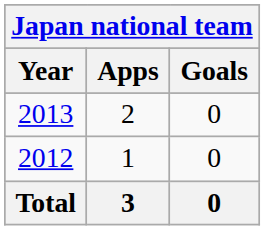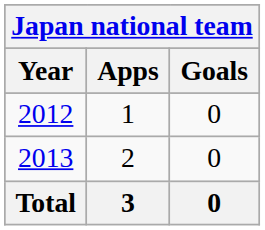rows swapped: (46, 158) <-> (46, 114)
